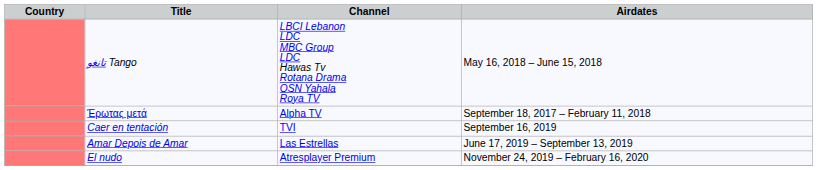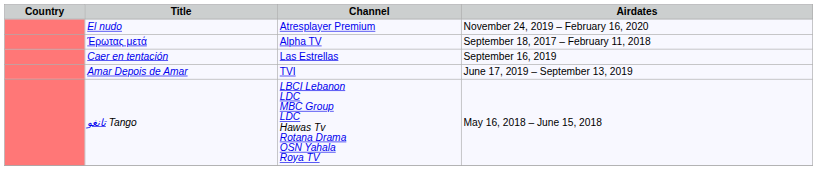rows swapped: (112, 62) <-> (105, 158)
(288, 128) TVI -> (309, 56) Las Estrellas
(309, 143) Las Estrellas -> (288, 71) TVI
